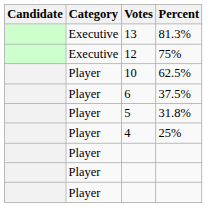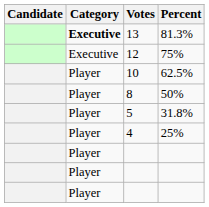(93, 34) normal -> (94, 34) bold
+ row: (129, 93)
- row: (127, 93)
